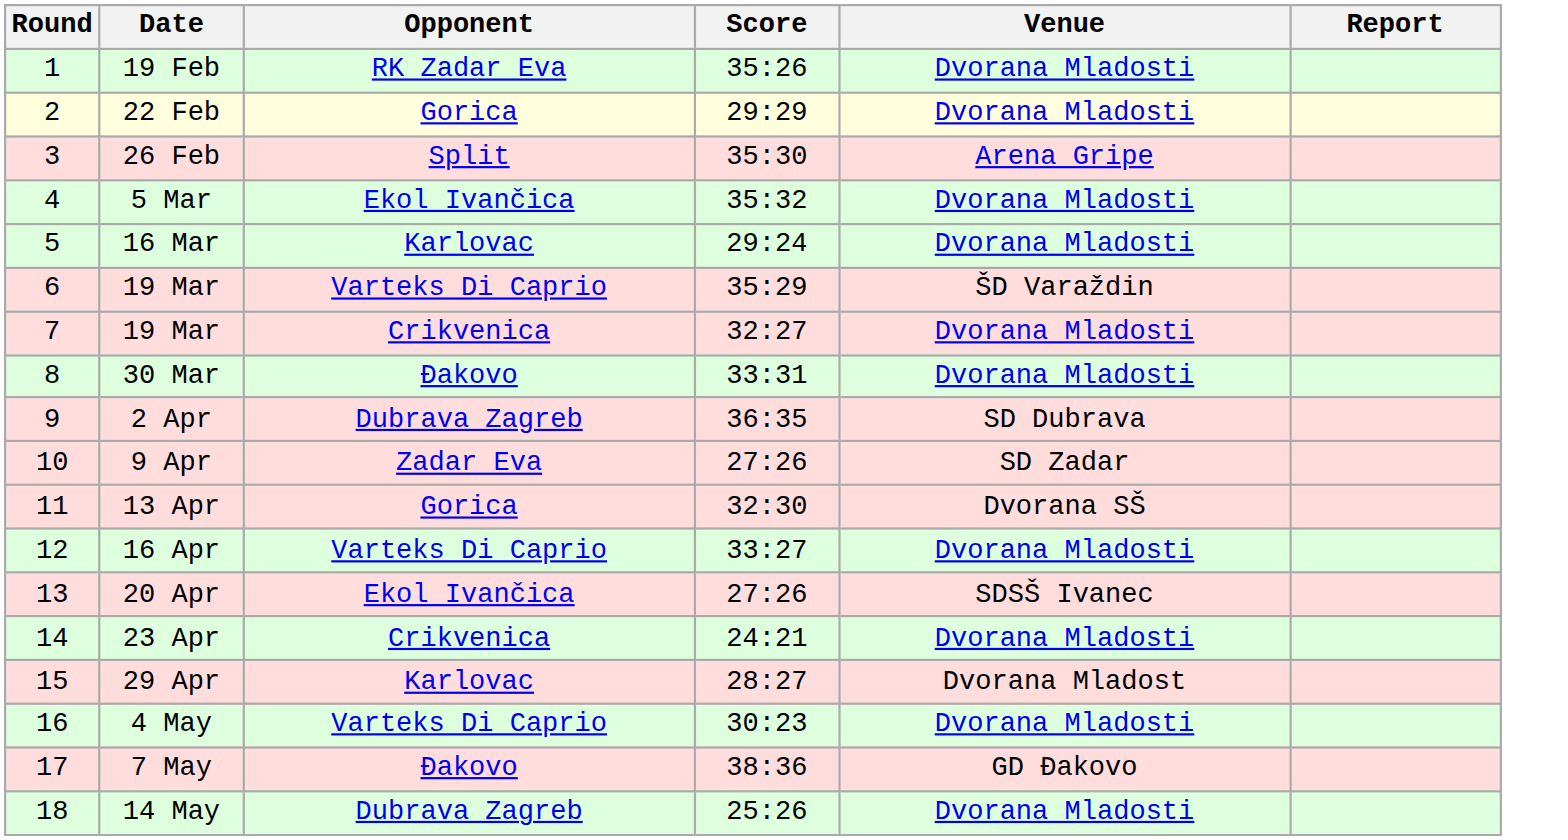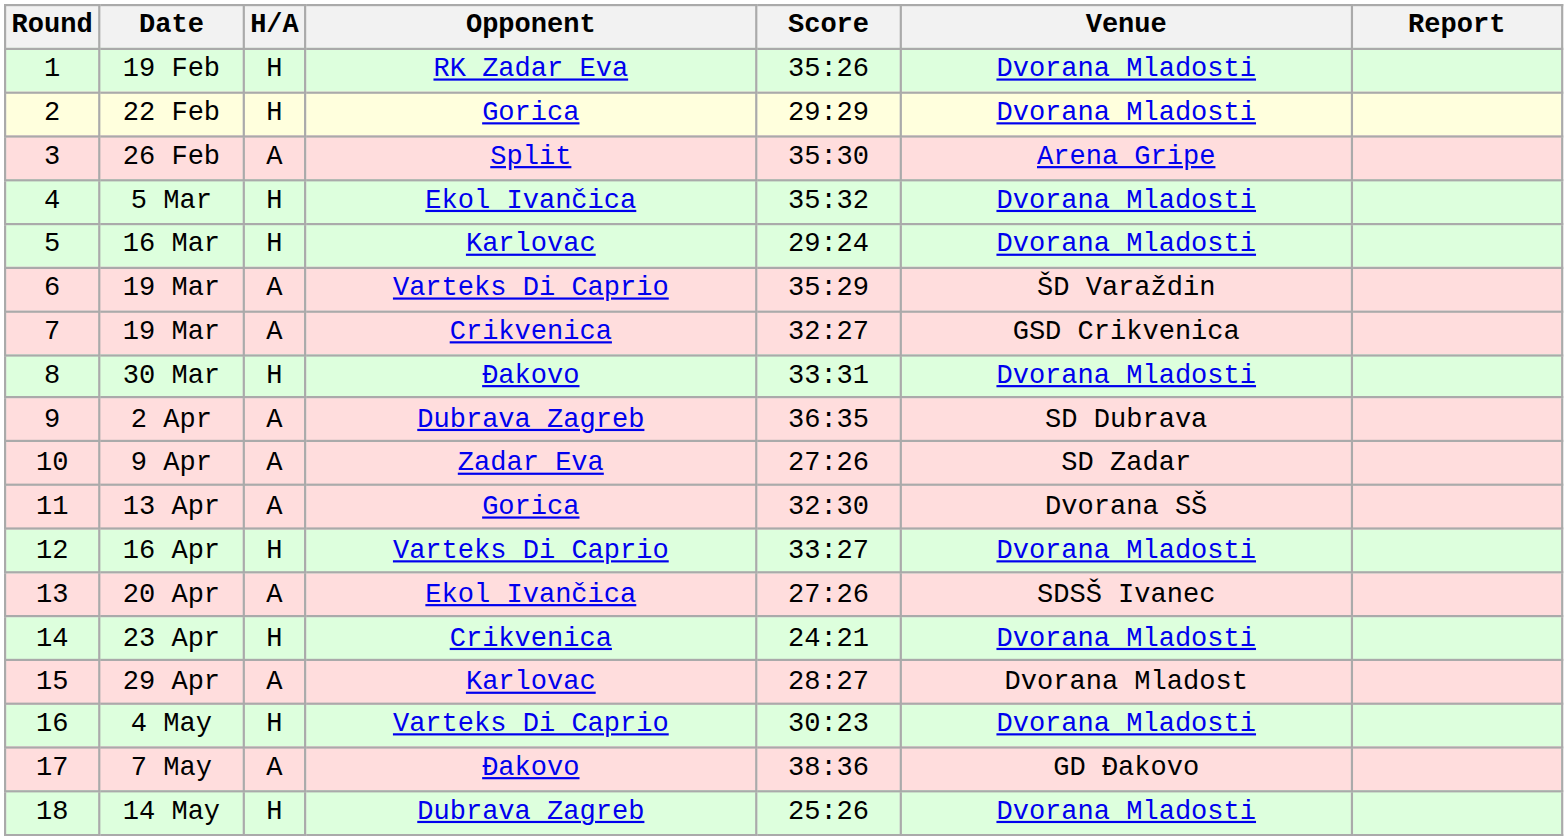+ column: (274, 27)
(1065, 333) Dvorana Mladosti -> (1126, 333) GSD Crikvenica
